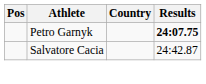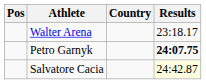+ row: (61, 32)
(177, 50) no background -> (177, 69) lightyellow background
